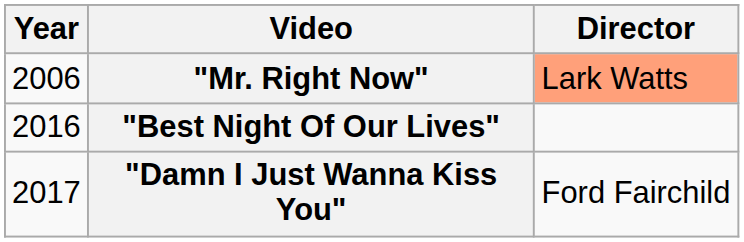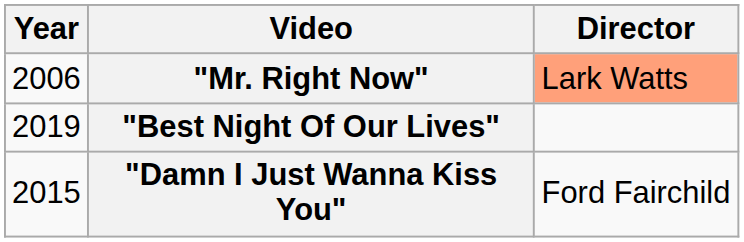(46, 126) 2016 -> (46, 126) 2019
(46, 193) 2017 -> (46, 193) 2015
